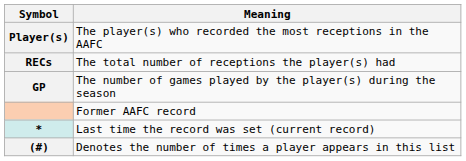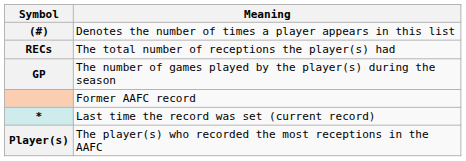rows swapped: (39, 38) <-> (39, 147)
